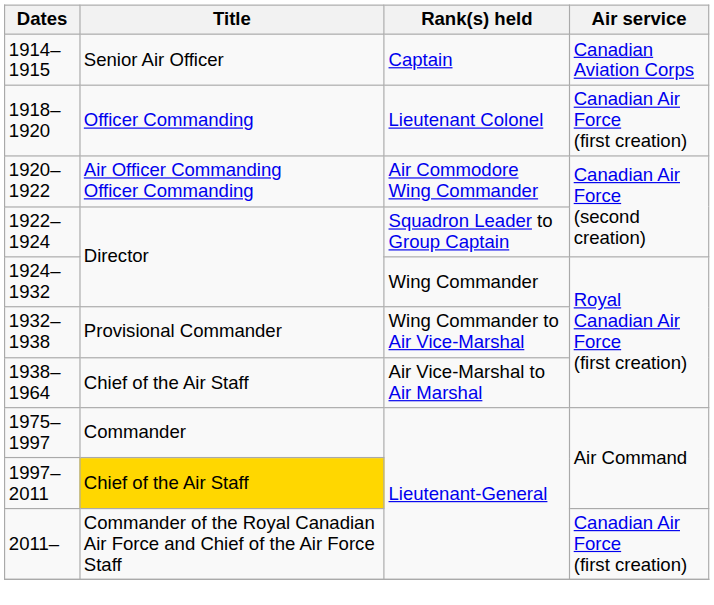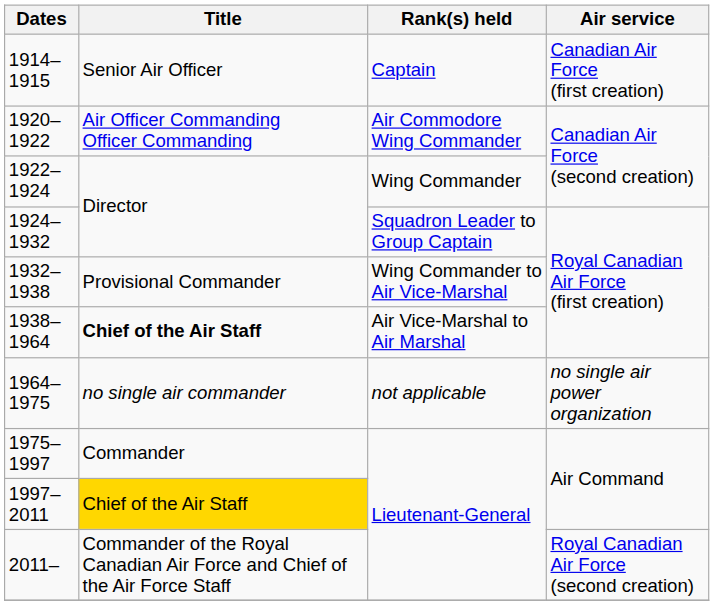(634, 59) Canadian Aviation Corps -> (607, 70) Canadian Air Force (first creation)
- row: (35, 120)
(471, 231) Squadron Leader to Group Captain -> (446, 181) Wing Commander
(463, 281) Wing Commander -> (454, 231) Squadron Leader to Group Captain
(166, 382) normal -> (172, 332) bold
+ row: (35, 392)
(630, 543) Canadian Air Force (first creation) -> (622, 564) Royal Canadian Air Force (second creation)
